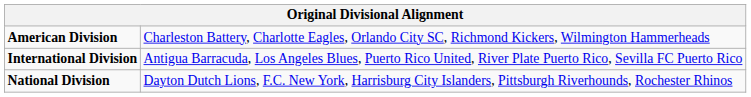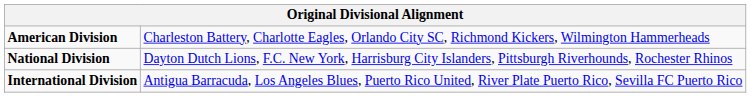rows swapped: (59, 80) <-> (72, 59)
